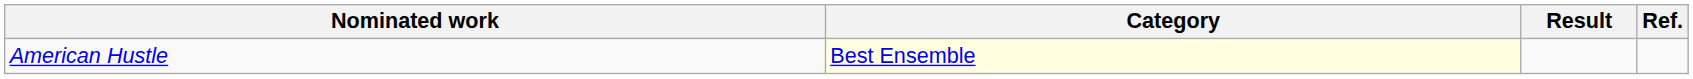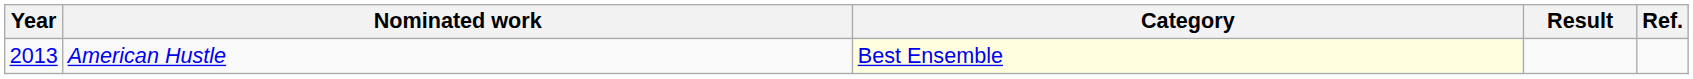+ column: (34, 21)
